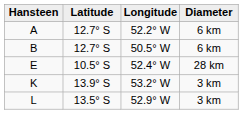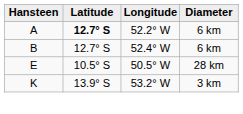(92, 30) normal -> (92, 30) bold
(150, 48) 50.5° W -> (150, 48) 52.4° W
(150, 65) 52.4° W -> (150, 65) 50.5° W
- row: (34, 100)
